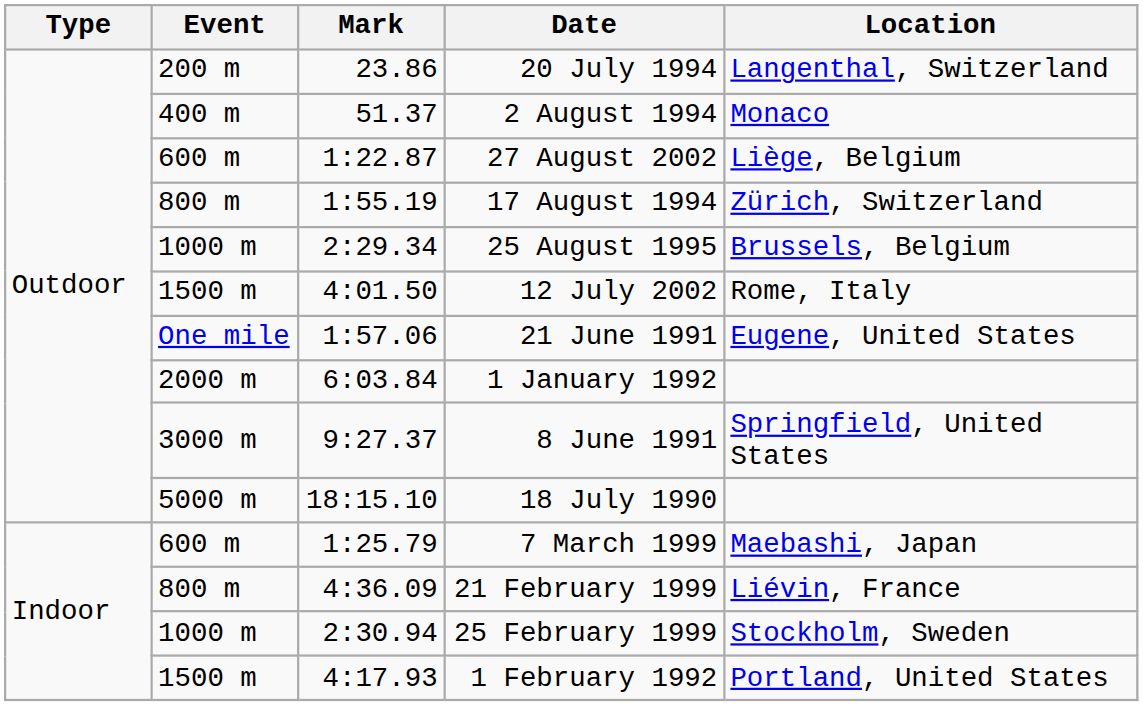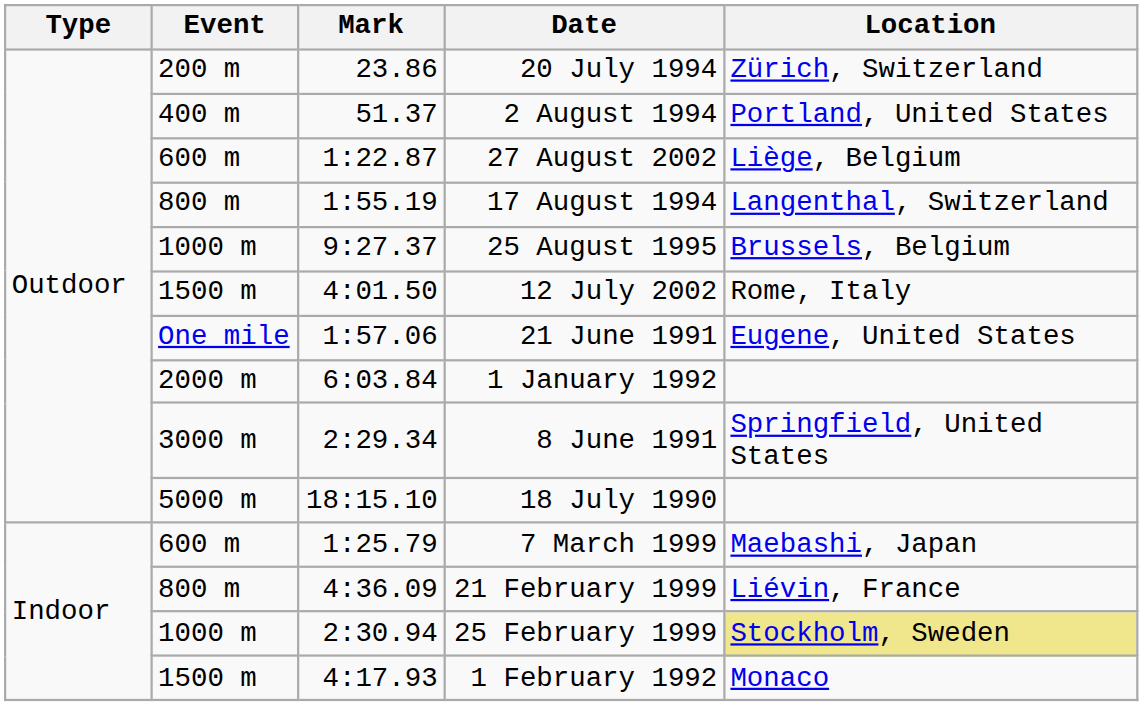(920, 72) Langenthal, Switzerland -> (887, 72) Zürich, Switzerland
(780, 116) Monaco -> (920, 116) Portland, United States
(887, 205) Zürich, Switzerland -> (920, 205) Langenthal, Switzerland
(380, 249) 2:29.34 -> (380, 249) 9:27.37
(380, 441) 9:27.37 -> (380, 441) 2:29.34
(870, 634) no background -> (870, 634) khaki background
(920, 678) Portland, United States -> (780, 678) Monaco
